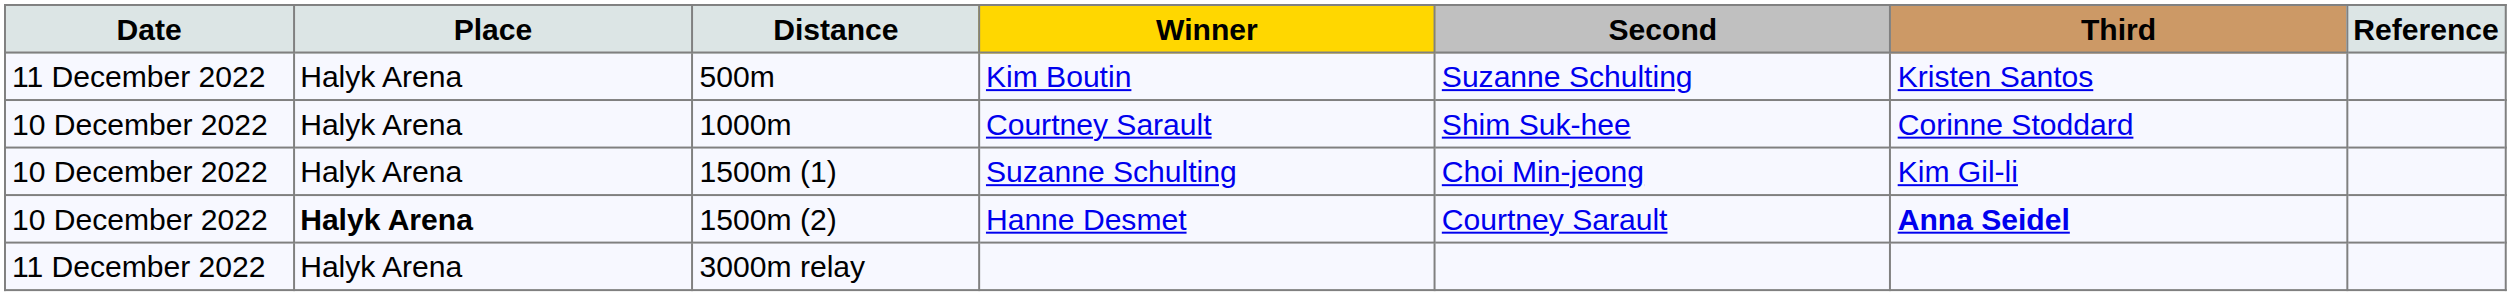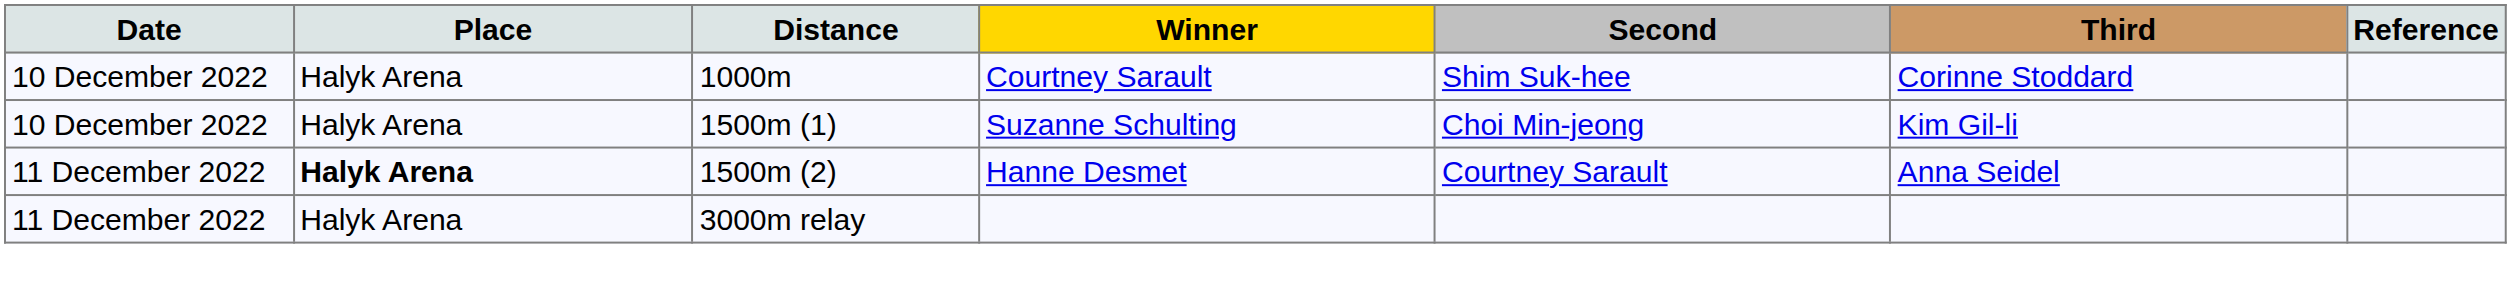- row: (1059, 76)
(140, 219) 10 December 2022 -> (139, 171) 11 December 2022
(1984, 219) bold -> (1979, 171) normal
